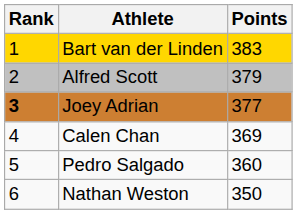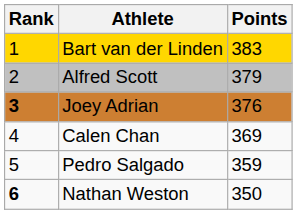(247, 106) 377 -> (247, 106) 376
(247, 164) 360 -> (247, 164) 359
(14, 194) normal -> (14, 194) bold
